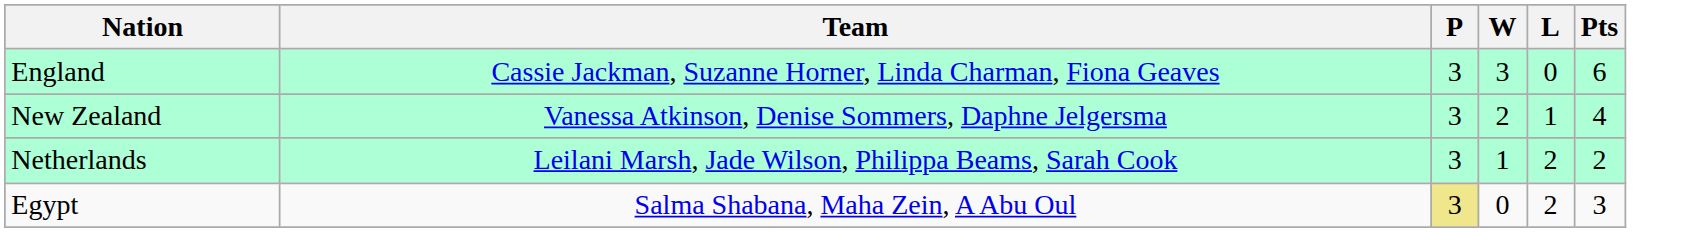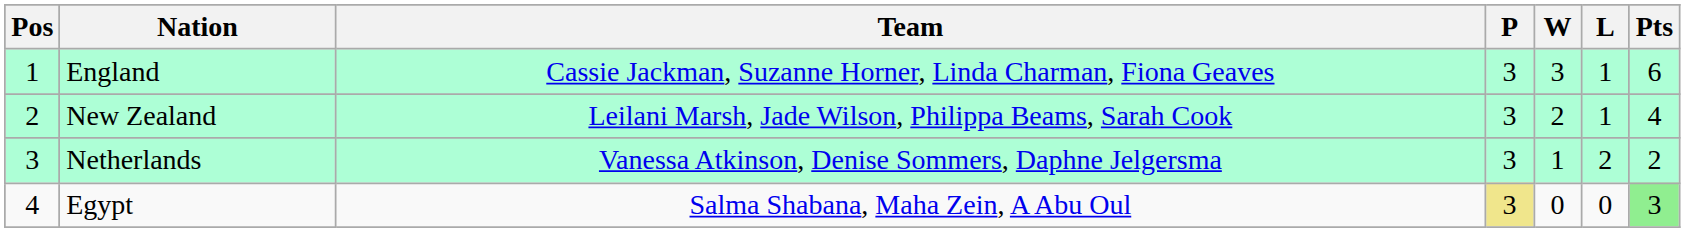+ column: (32, 26)
(1550, 71) 0 -> (1605, 71) 1
(855, 115) Vanessa Atkinson, Denise Sommers, Daphne Jelgersma -> (910, 115) Leilani Marsh, Jade Wilson, Philippa Beams, Sarah Cook
(855, 159) Leilani Marsh, Jade Wilson, Philippa Beams, Sarah Cook -> (910, 159) Vanessa Atkinson, Denise Sommers, Daphne Jelgersma
(1550, 204) 2 -> (1605, 204) 0
(1600, 204) no background -> (1654, 204) lightgreen background
